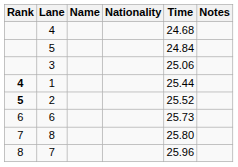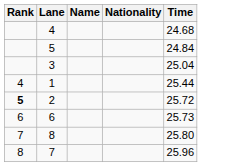- column: (215, 13)
(180, 65) 25.06 -> (180, 65) 25.04
(20, 83) bold -> (20, 83) normal
(180, 100) 25.52 -> (180, 100) 25.72
